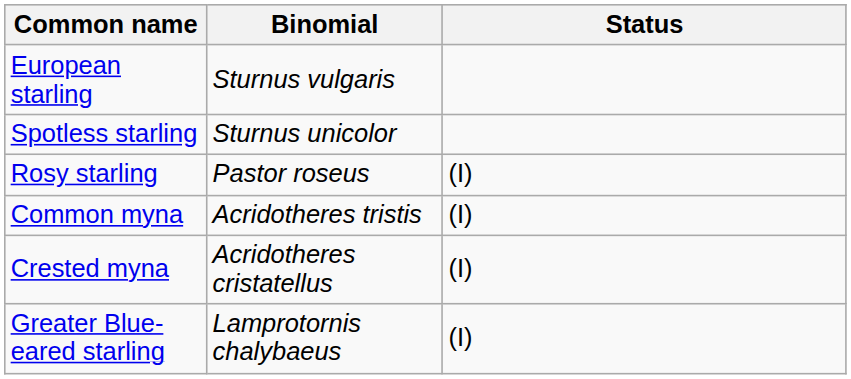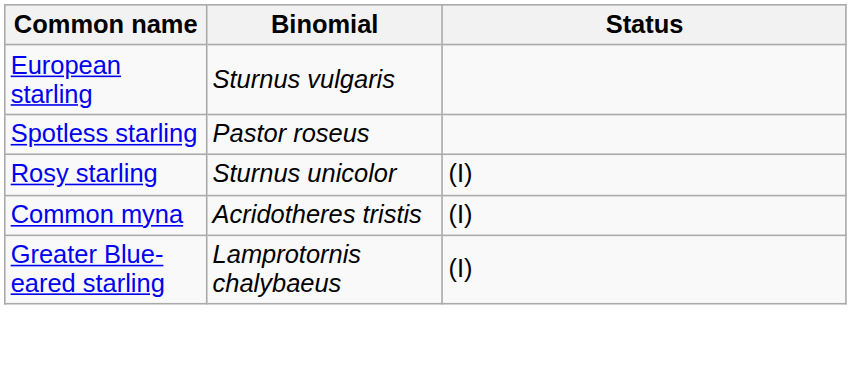(305, 133) Sturnus unicolor -> (291, 133) Pastor roseus
(291, 174) Pastor roseus -> (305, 174) Sturnus unicolor
- row: (90, 269)
